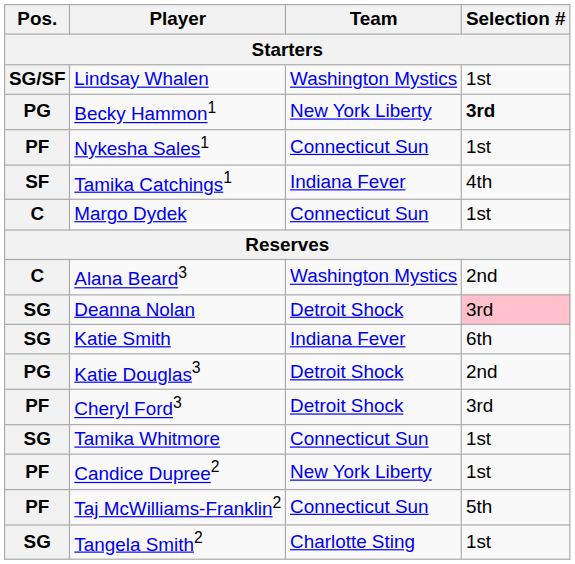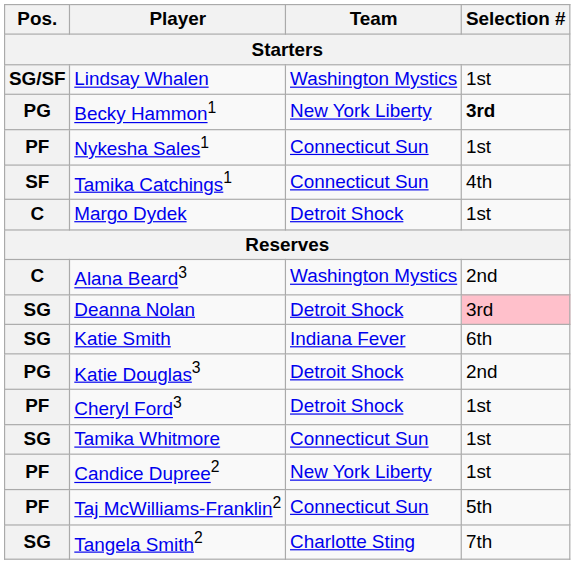(348, 181) Indiana Fever -> (359, 181) Connecticut Sun
(359, 214) Connecticut Sun -> (347, 214) Detroit Shock
(480, 406) 3rd -> (478, 406) 1st
(478, 541) 1st -> (479, 541) 7th
